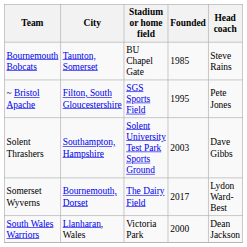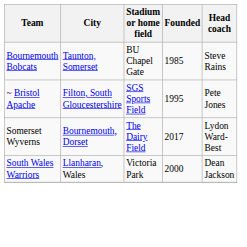- row: (25, 148)
